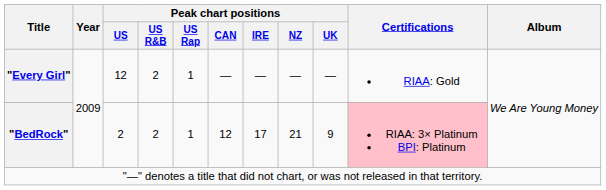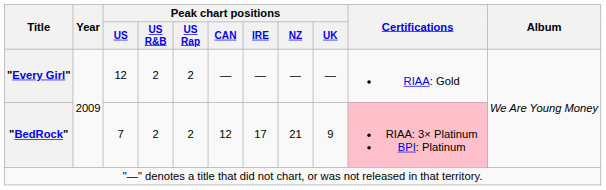(191, 75) 1 -> (191, 75) 2
(121, 134) 2 -> (121, 134) 7
(191, 134) 1 -> (191, 134) 2
